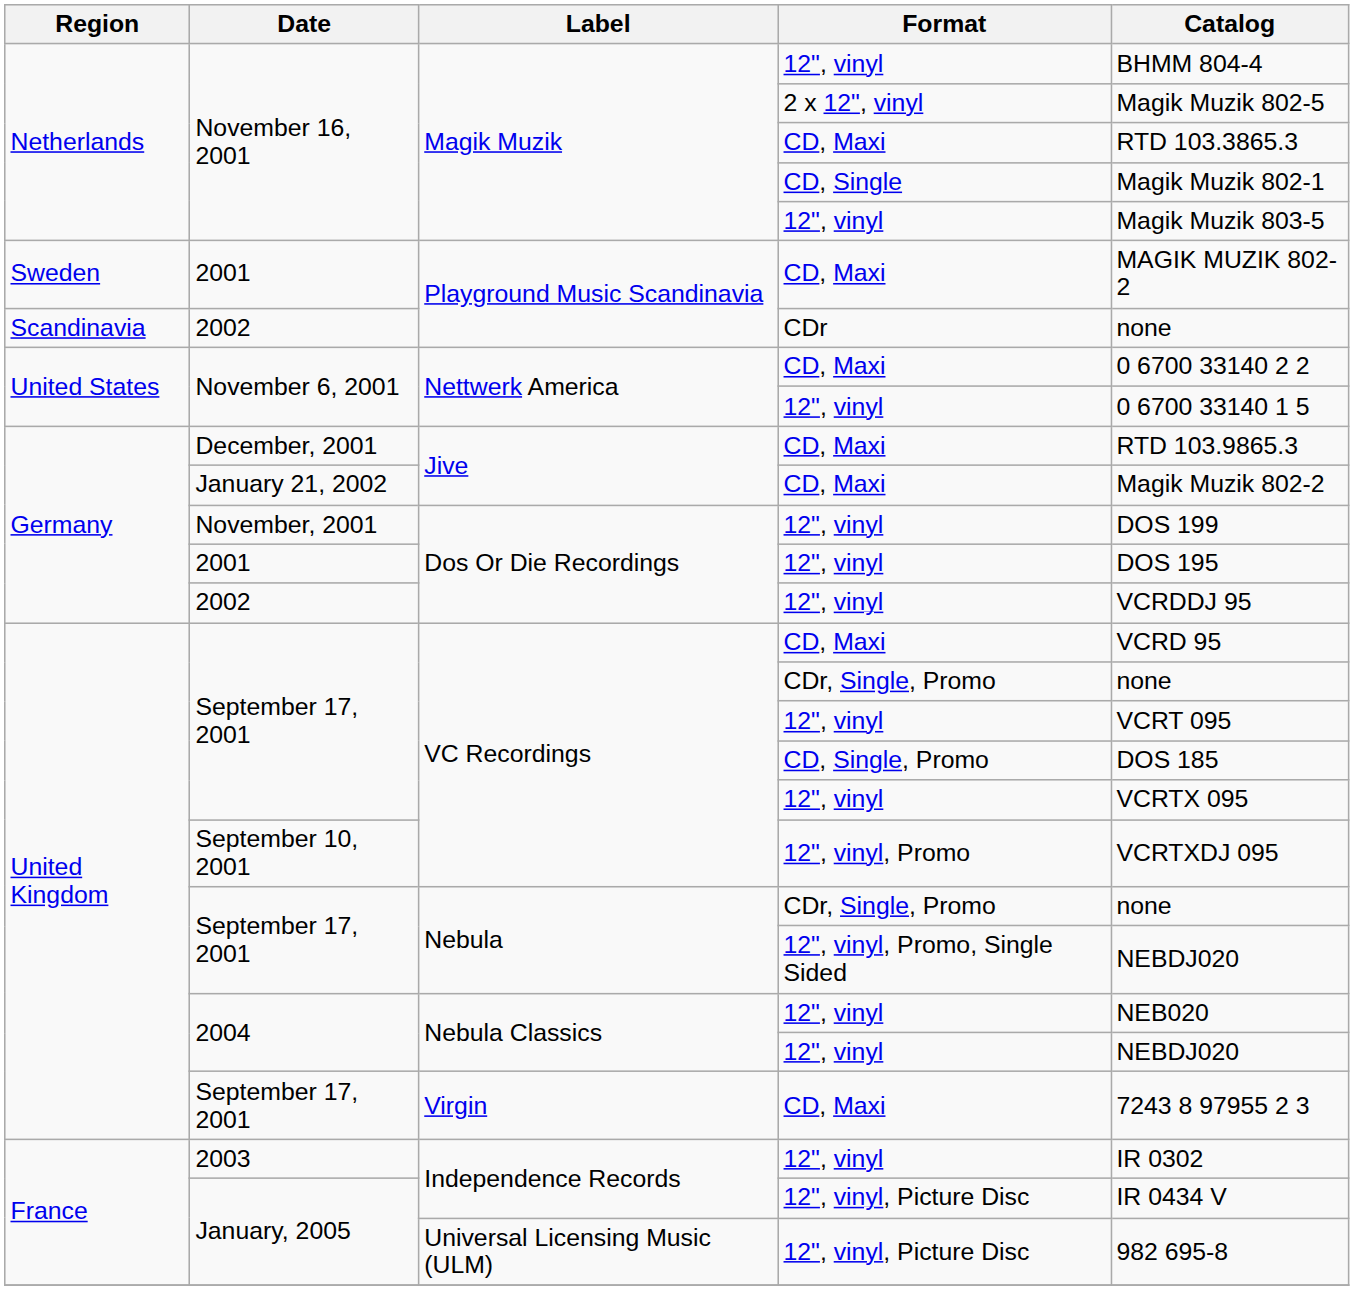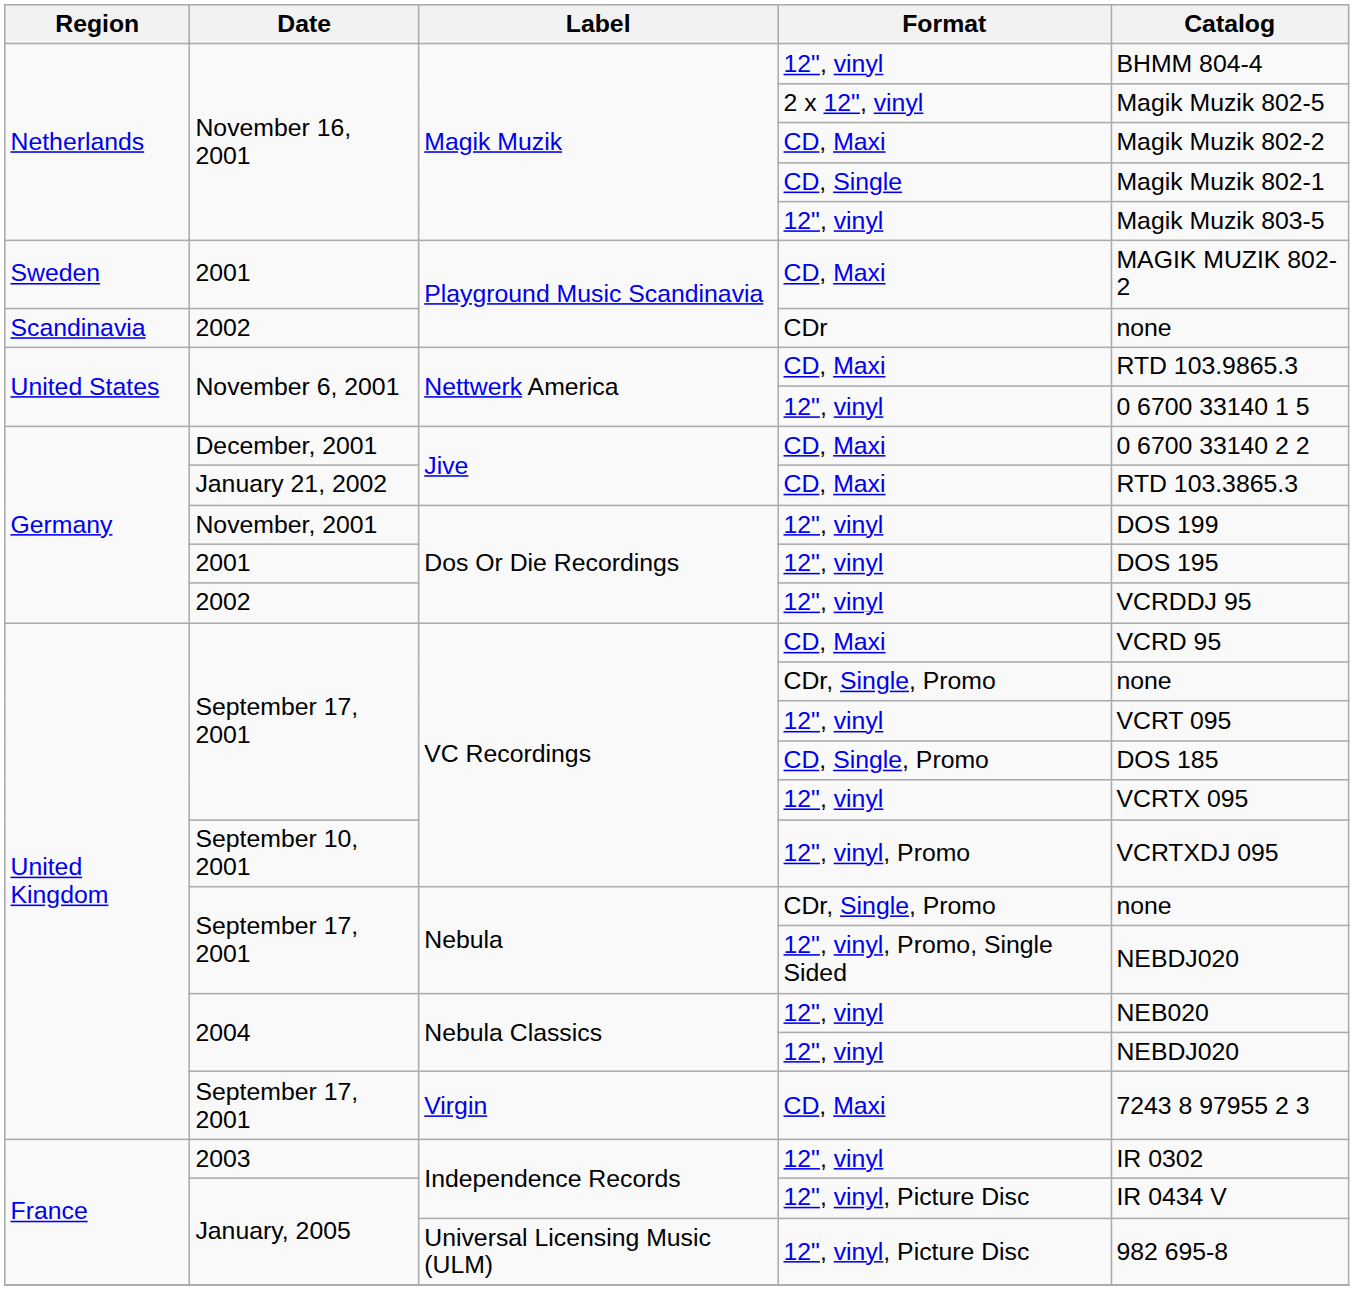(1207, 142) RTD 103.3865.3 -> (1221, 142) Magik Muzik 802-2
(1213, 366) 0 6700 33140 2 2 -> (1207, 366) RTD 103.9865.3
(1207, 445) RTD 103.9865.3 -> (1213, 445) 0 6700 33140 2 2
(1221, 484) Magik Muzik 802-2 -> (1207, 484) RTD 103.3865.3
